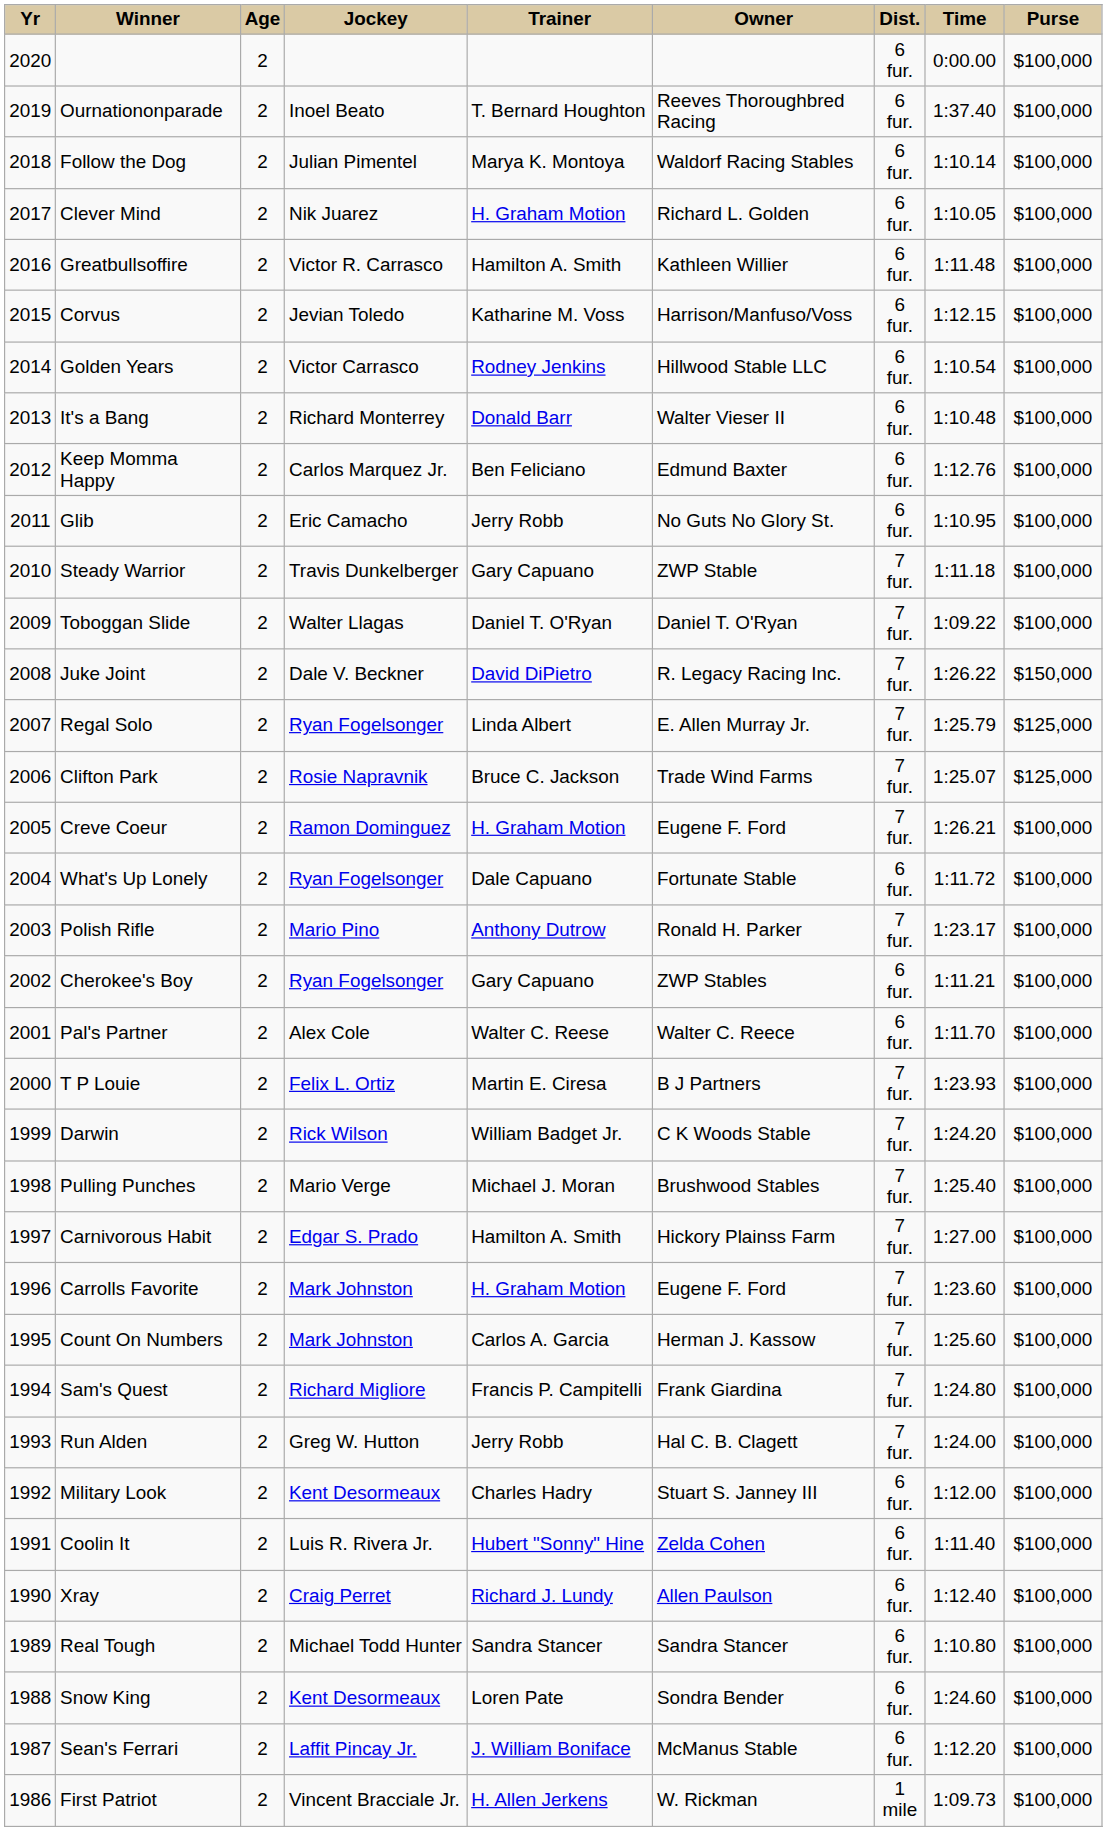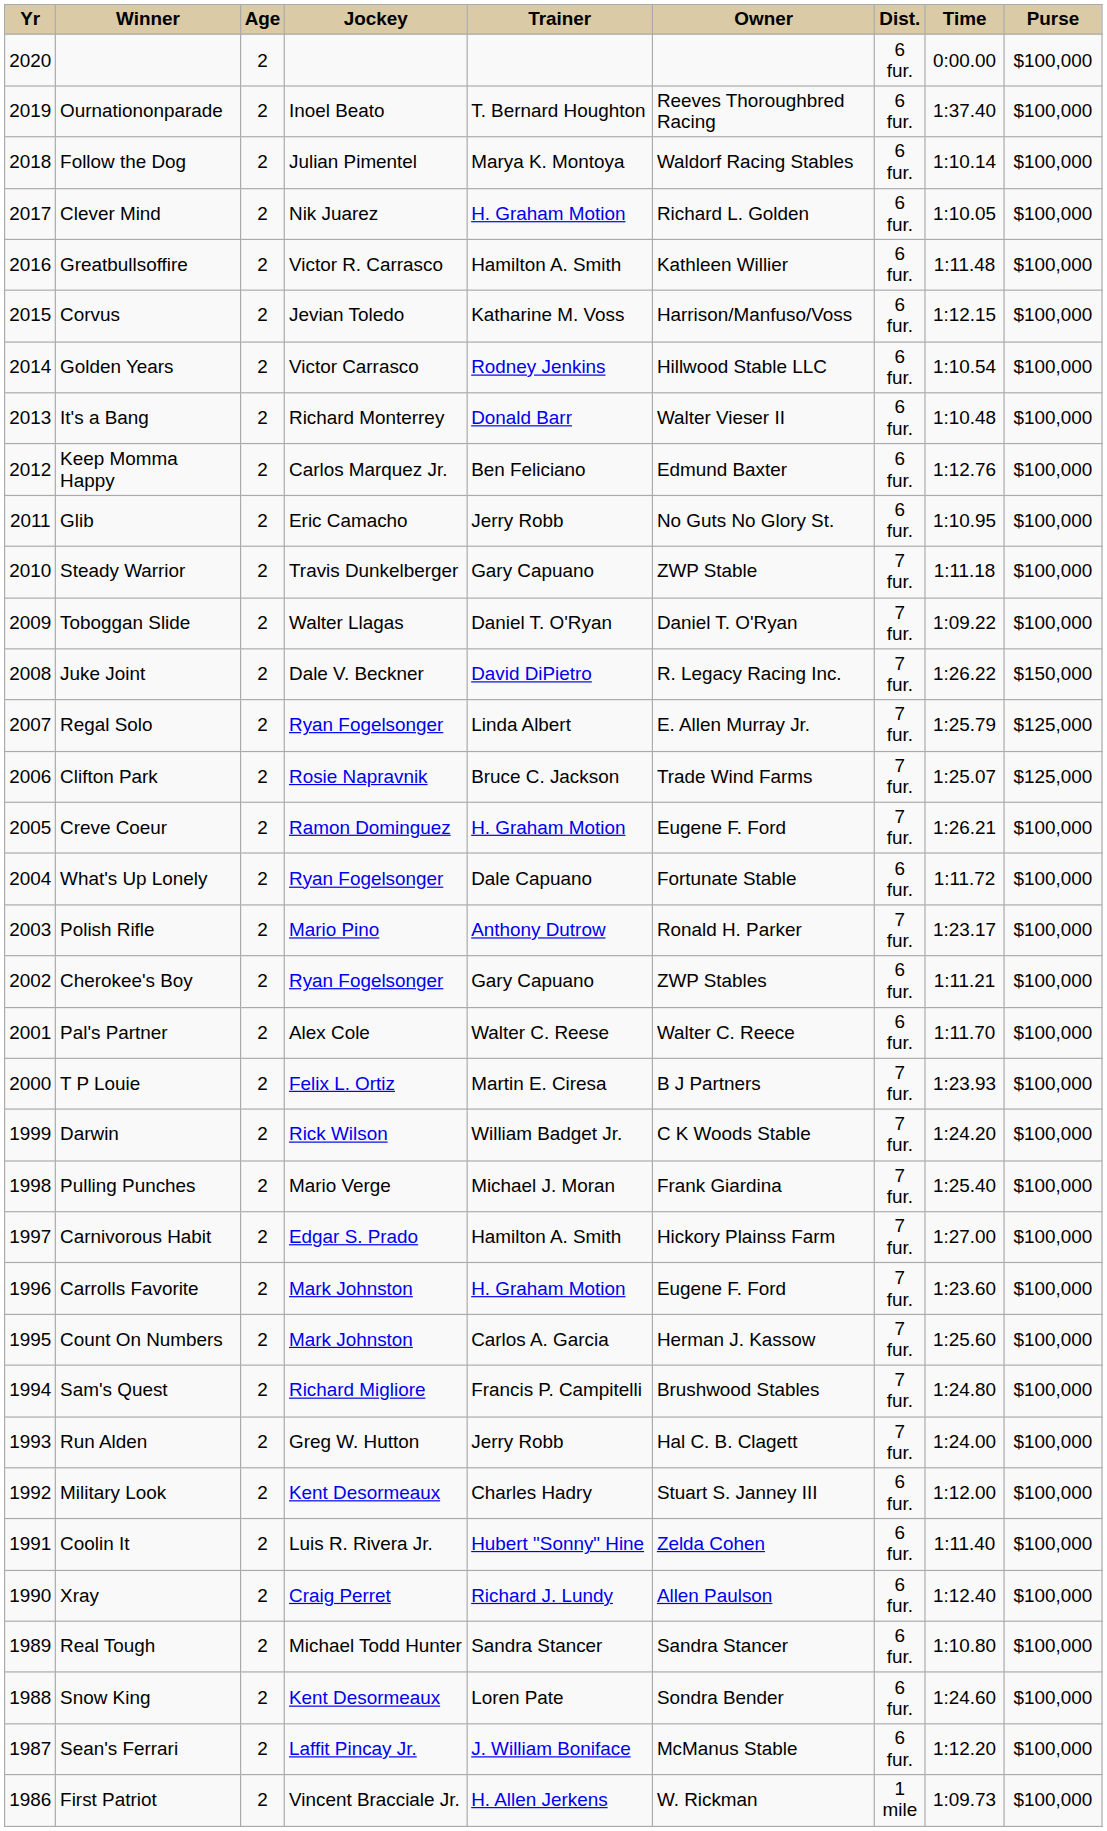(738, 1186) Brushwood Stables -> (719, 1186) Frank Giardina
(719, 1390) Frank Giardina -> (738, 1390) Brushwood Stables
